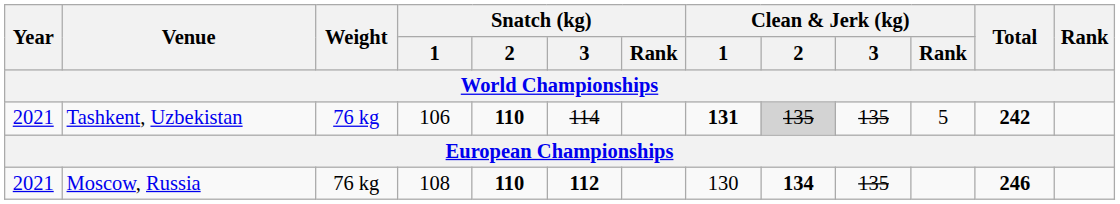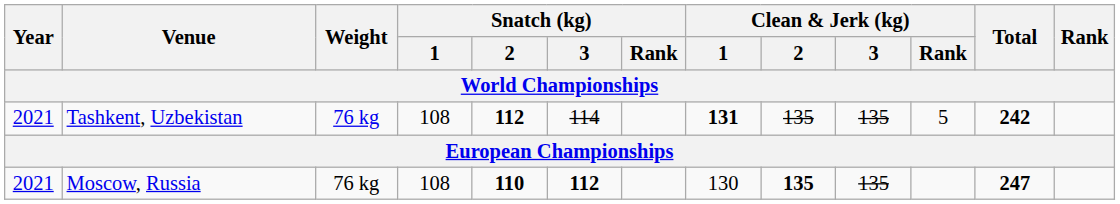(435, 118) 106 -> (435, 118) 108
(510, 118) 110 -> (510, 118) 112
(798, 118) lightgrey background -> (798, 118) no background
(798, 183) 134 -> (798, 183) 135
(1015, 183) 246 -> (1015, 183) 247
